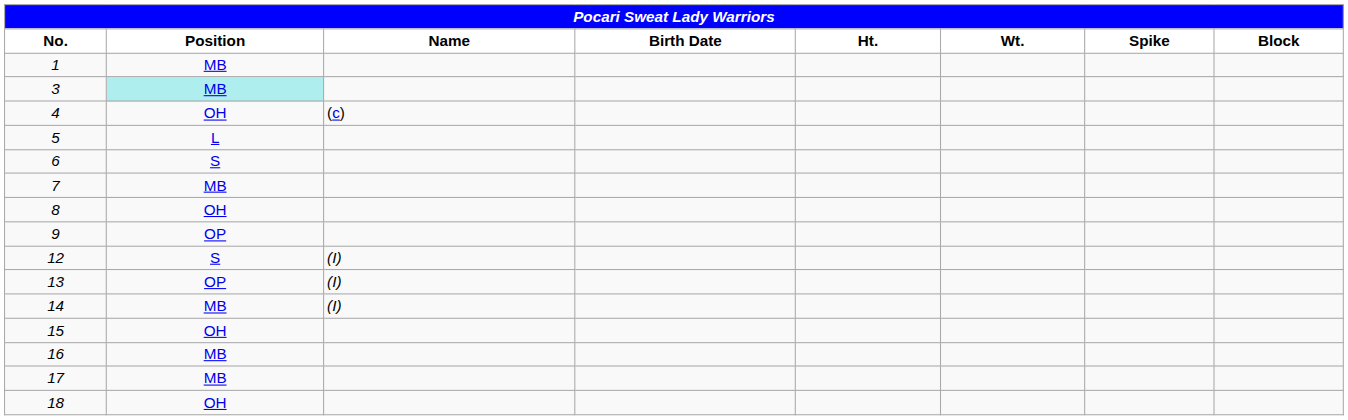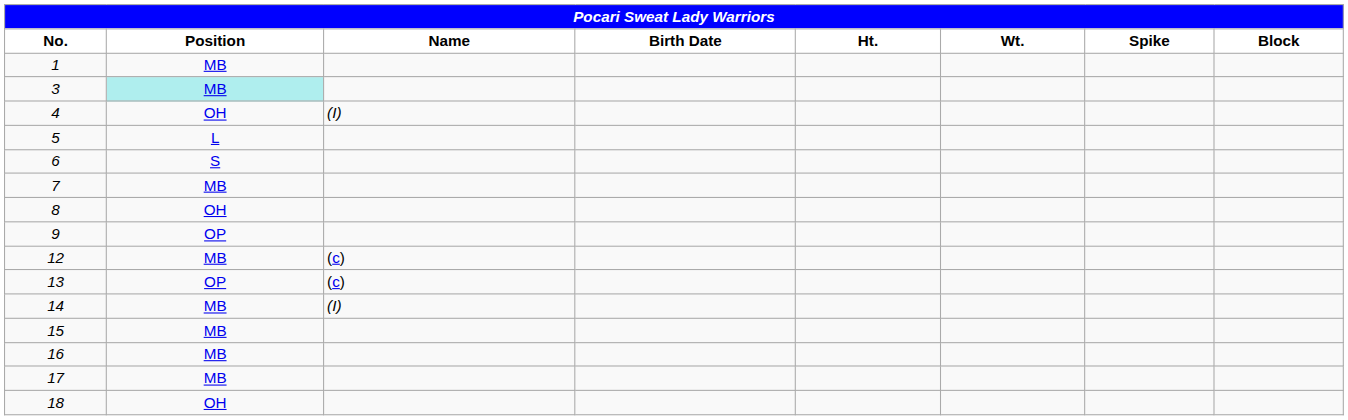(336, 113) (c) -> (334, 113) (I)
(215, 258) S -> (215, 258) MB
(334, 258) (I) -> (336, 258) (c)
(334, 282) (I) -> (336, 282) (c)
(215, 330) OH -> (215, 330) MB
